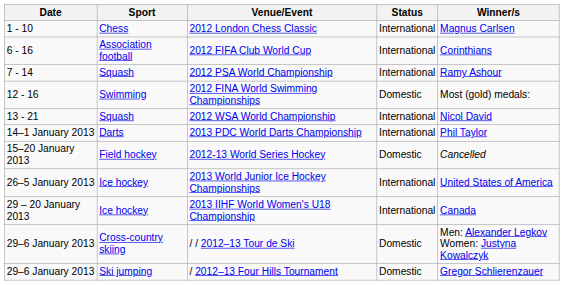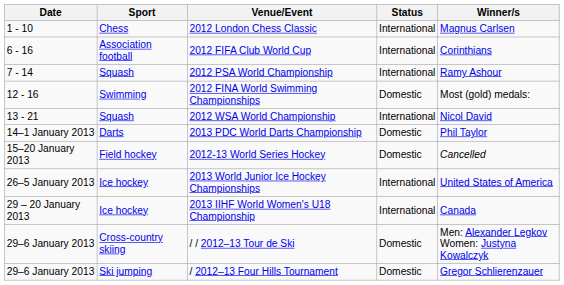(407, 133) International -> (400, 133) Domestic
